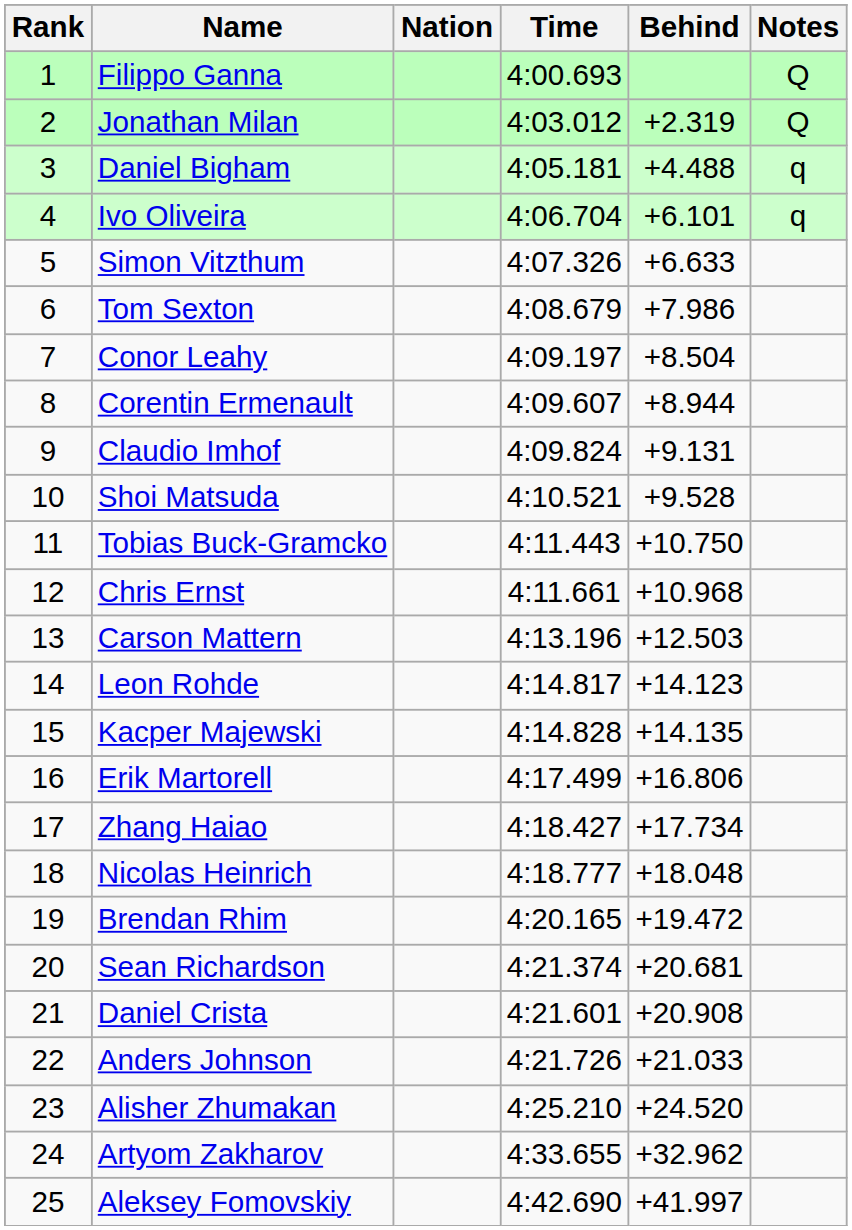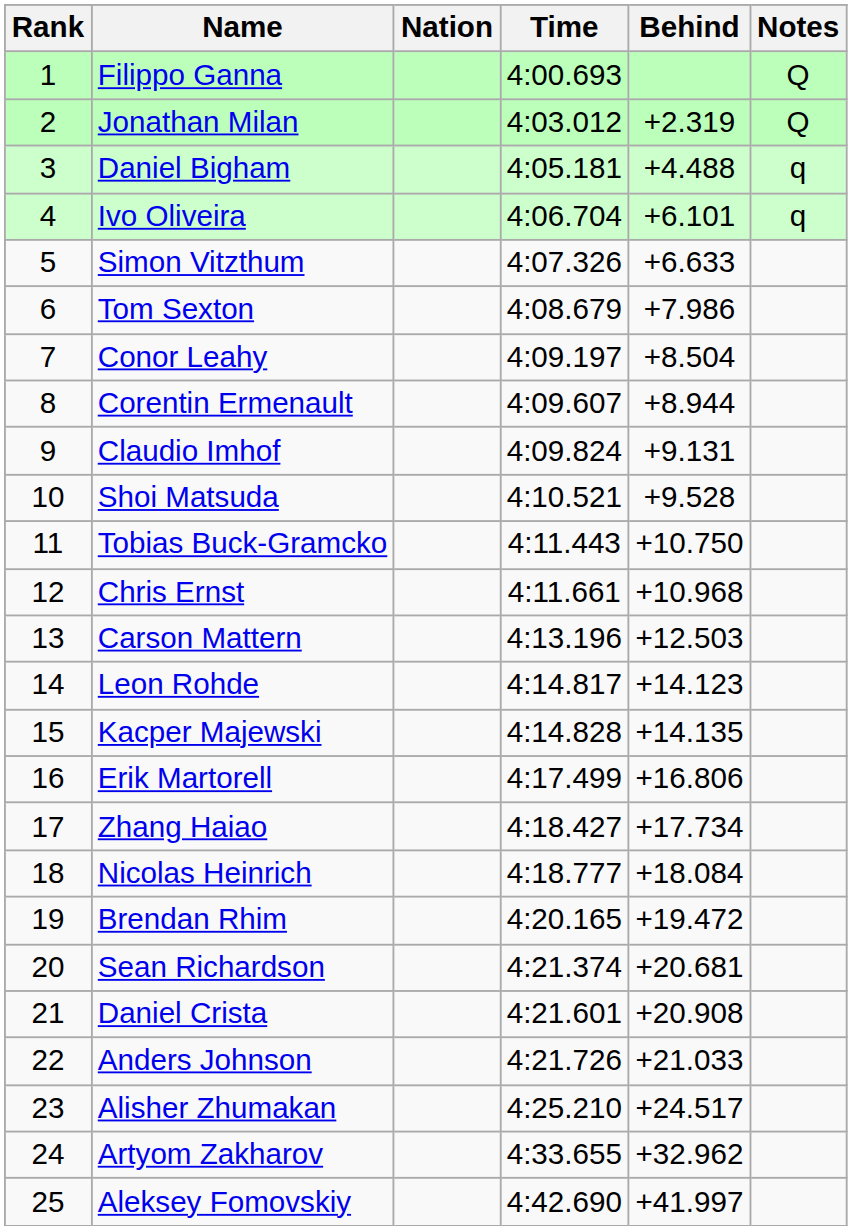(689, 872) +18.048 -> (689, 872) +18.084
(689, 1107) +24.520 -> (689, 1107) +24.517
